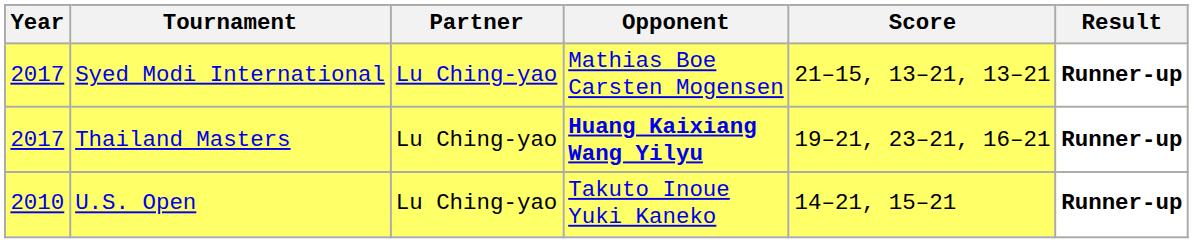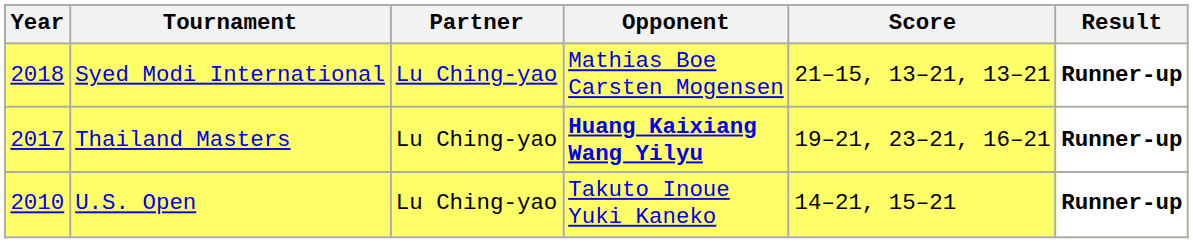(37, 75) 2017 -> (37, 75) 2018
